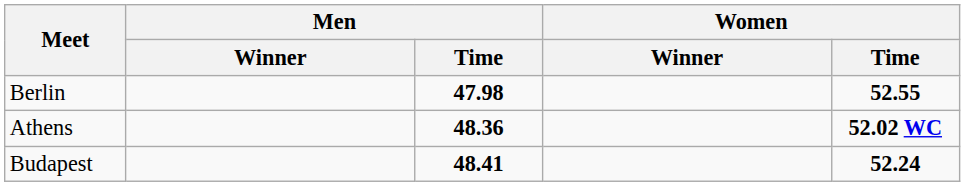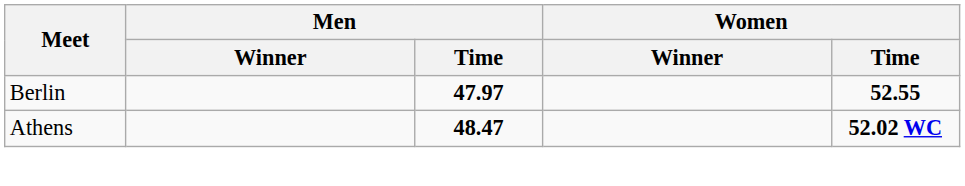(479, 92) 47.98 -> (479, 92) 47.97
(479, 127) 48.36 -> (479, 127) 48.47
- row: (51, 163)
